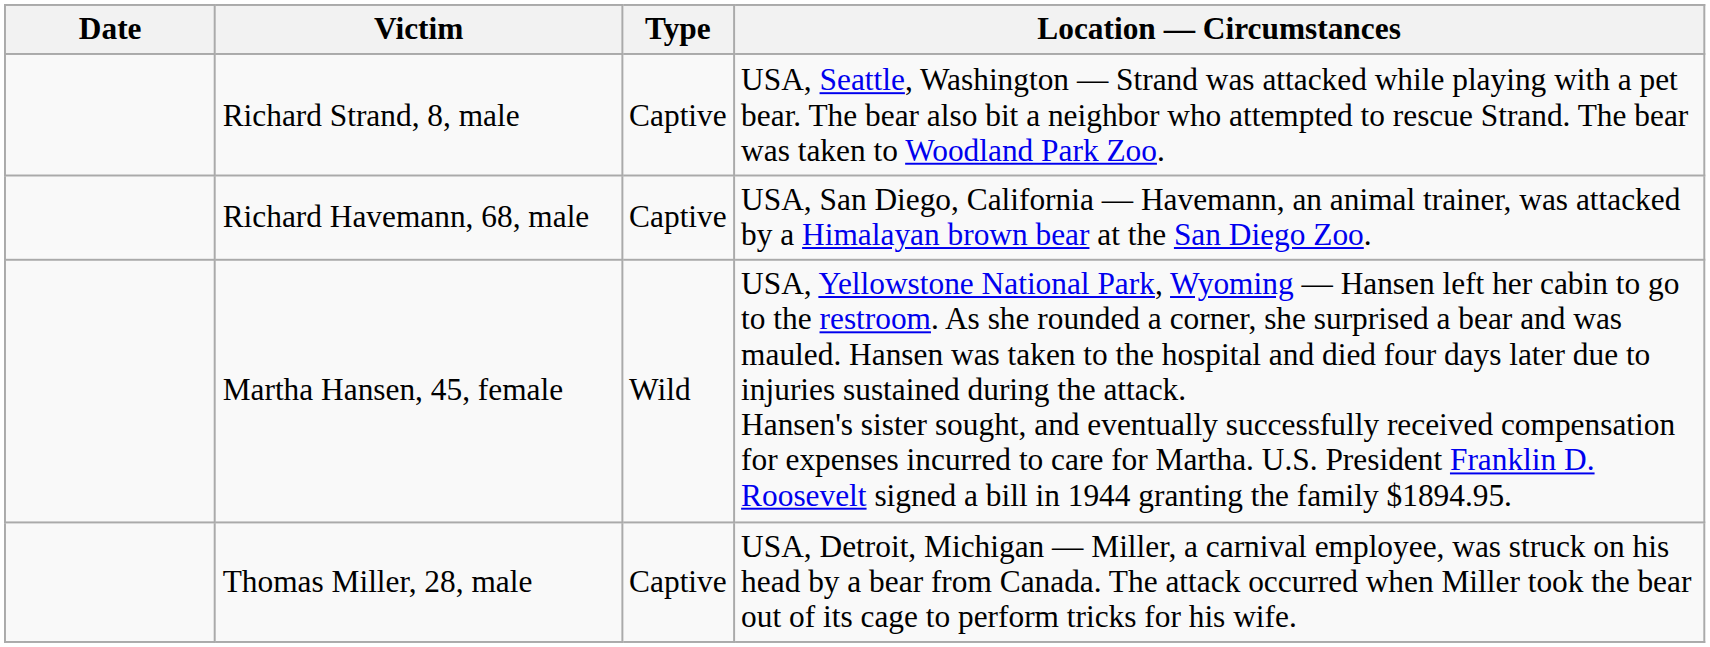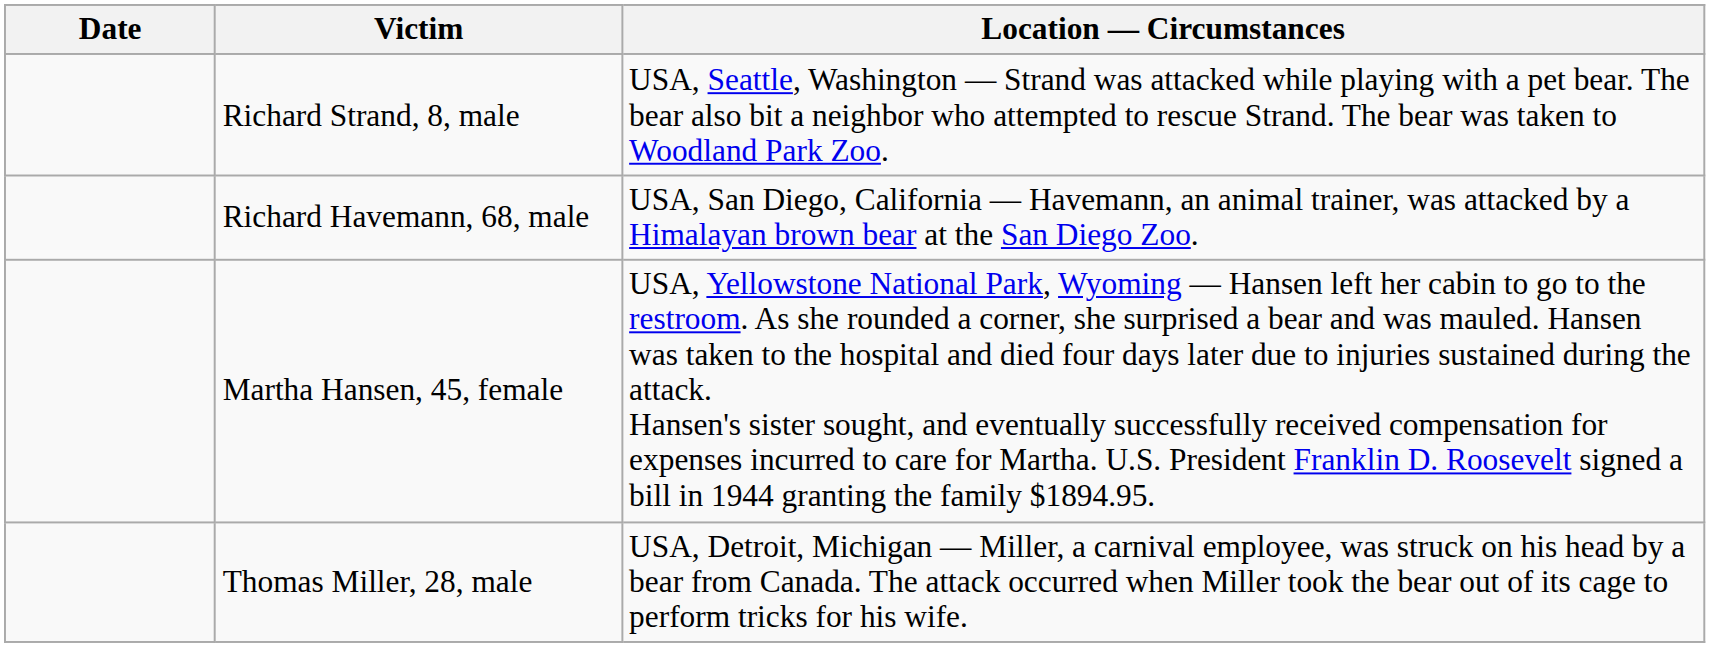- column: (678, 29)
